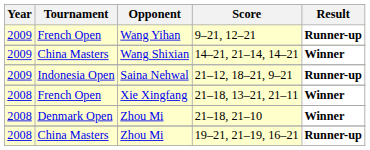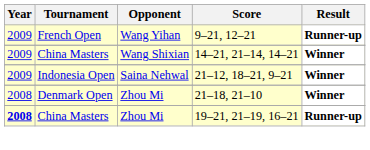(333, 75) Runner-up -> (324, 75) Winner
- row: (247, 95)
(20, 136) normal -> (20, 115) bold
